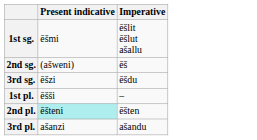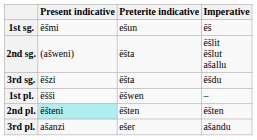+ column: (159, 12)
(131, 38) ēšlit ēšlut ašallu -> (208, 27) ēš
(123, 65) ēš -> (215, 54) ēšlit ēšlut ašallu
